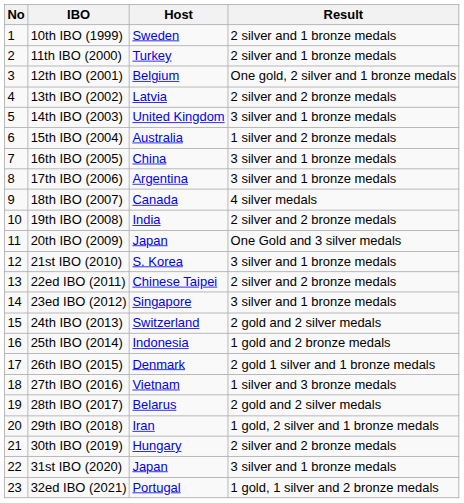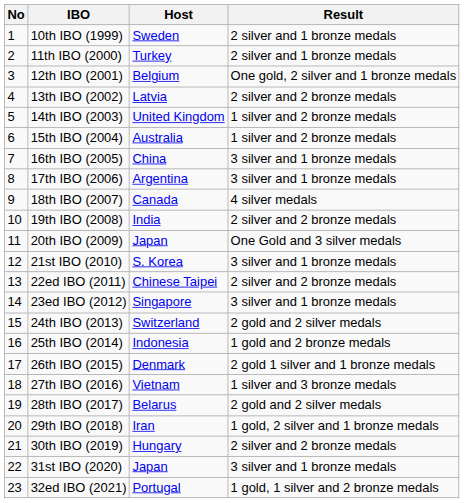(313, 117) 3 silver and 1 bronze medals -> (313, 117) 1 silver and 2 bronze medals
